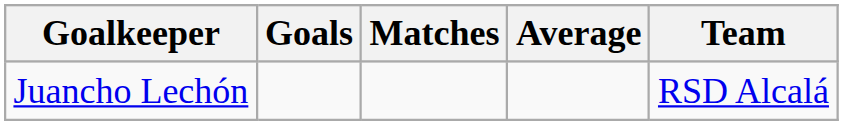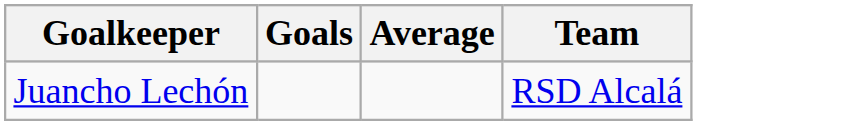- column: (435, 33)
